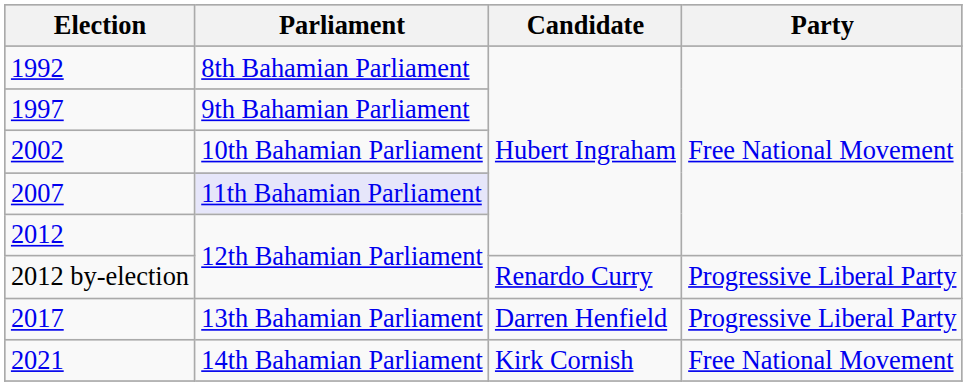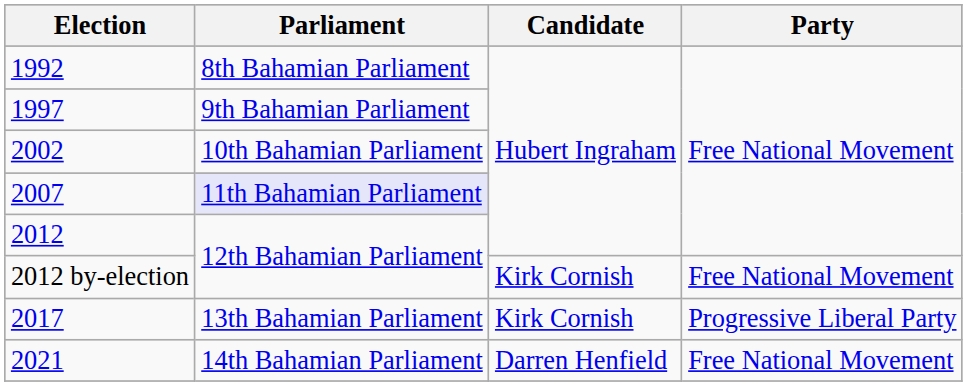(574, 276) Renardo Curry -> (564, 276) Kirk Cornish
(822, 276) Progressive Liberal Party -> (821, 276) Free National Movement
(581, 318) Darren Henfield -> (564, 318) Kirk Cornish
(564, 360) Kirk Cornish -> (581, 360) Darren Henfield
